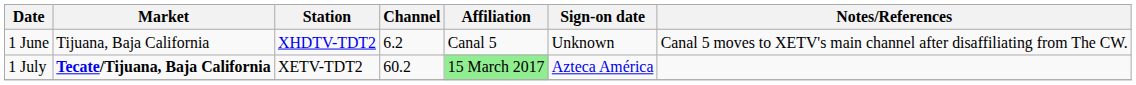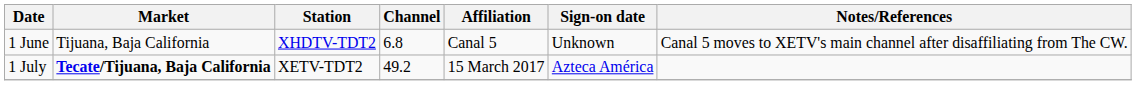(393, 42) 6.2 -> (393, 42) 6.8
(397, 67) 60.2 -> (397, 67) 49.2
(496, 67) lightgreen background -> (496, 67) no background
